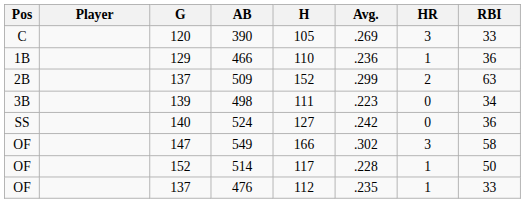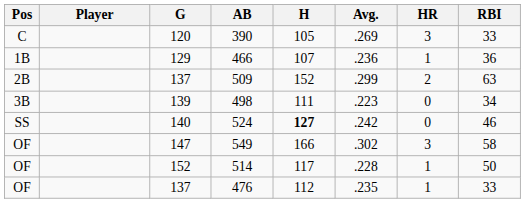(304, 58) 110 -> (304, 58) 107
(304, 123) normal -> (304, 123) bold
(489, 123) 36 -> (489, 123) 46
